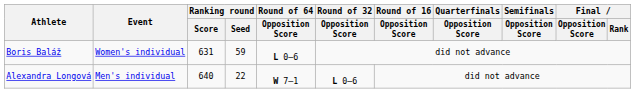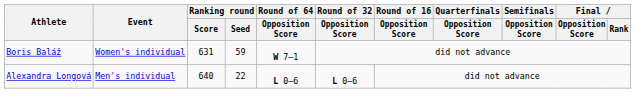(286, 57) L 0–6 -> (286, 57) W 7–1
(286, 81) W 7–1 -> (286, 81) L 0–6
